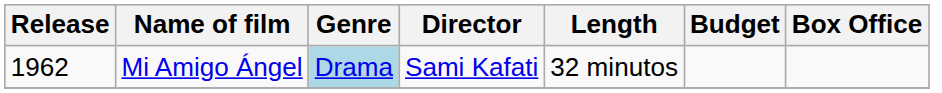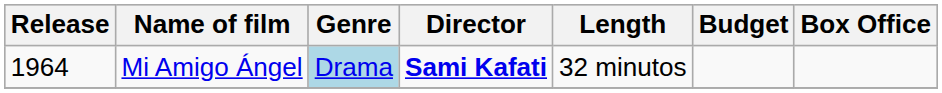(40, 66) 1962 -> (40, 66) 1964
(472, 66) normal -> (476, 66) bold
